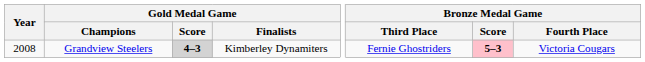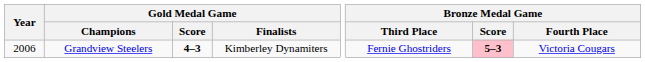(24, 48) 2008 -> (24, 48) 2006
(192, 48) lightgrey background -> (192, 48) no background
